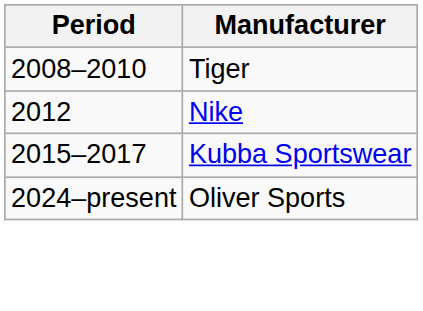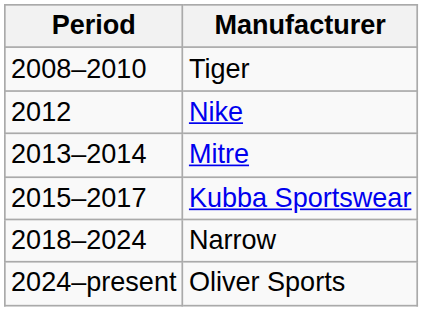+ row: (219, 154)
+ row: (232, 240)
